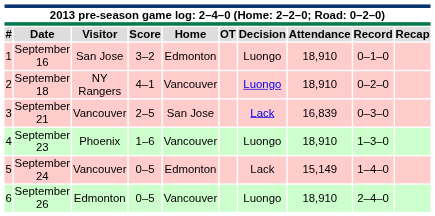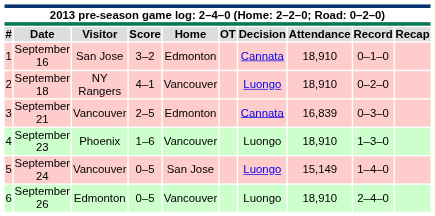(262, 56) Luongo -> (262, 56) Cannata
(190, 113) San Jose -> (190, 113) Edmonton
(262, 113) Lack -> (262, 113) Cannata
(190, 169) Edmonton -> (190, 169) San Jose
(262, 169) Lack -> (262, 169) Luongo
